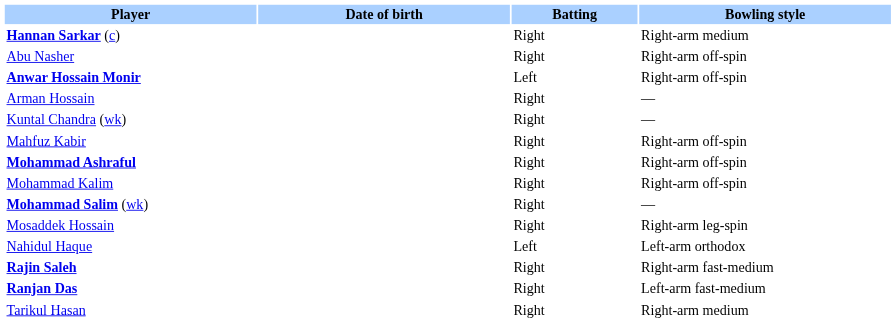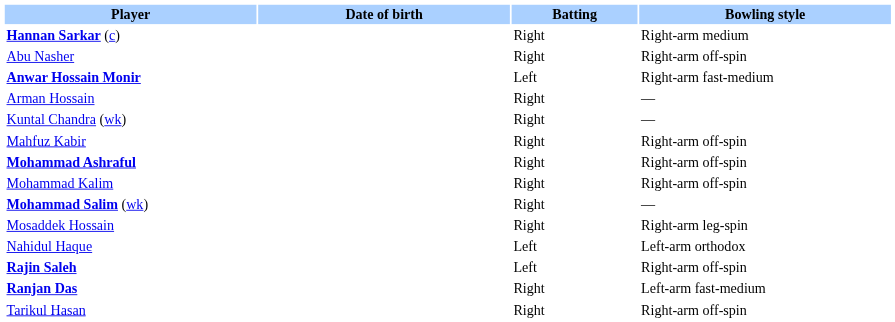(694, 77) Right-arm off-spin -> (707, 77) Right-arm fast-medium
(529, 267) Right -> (525, 267) Left
(707, 267) Right-arm fast-medium -> (694, 267) Right-arm off-spin
(695, 310) Right-arm medium -> (694, 310) Right-arm off-spin
